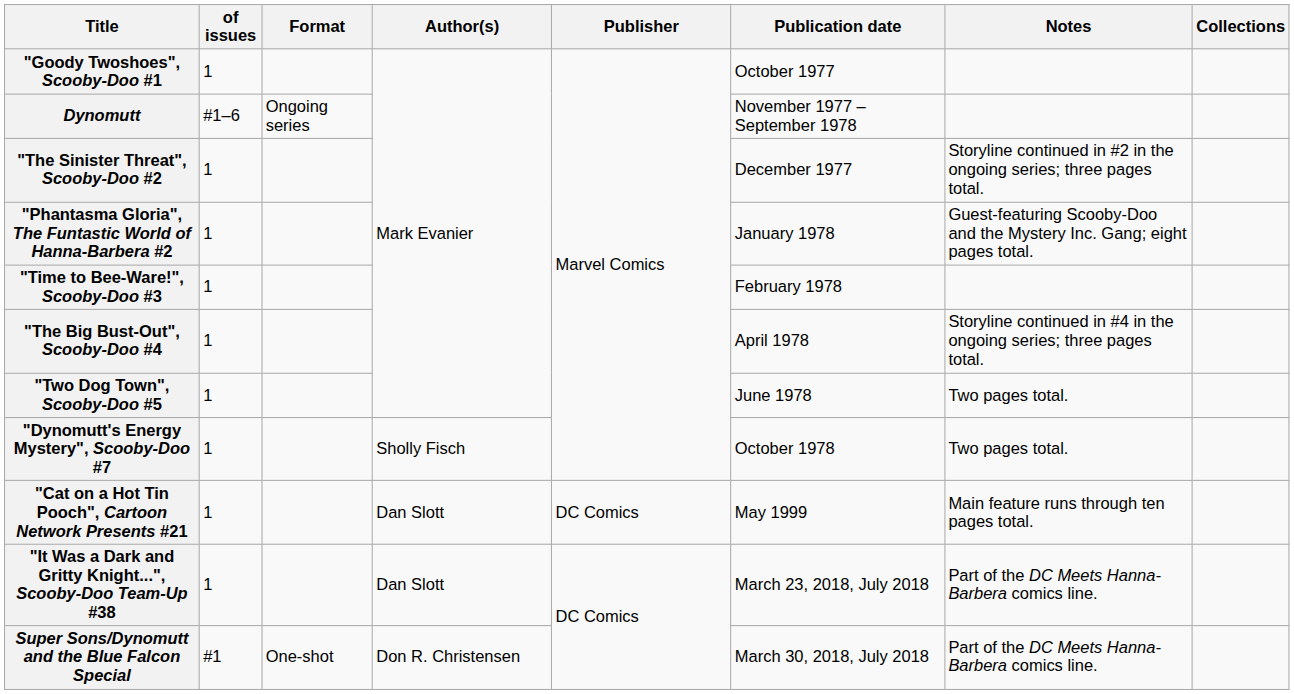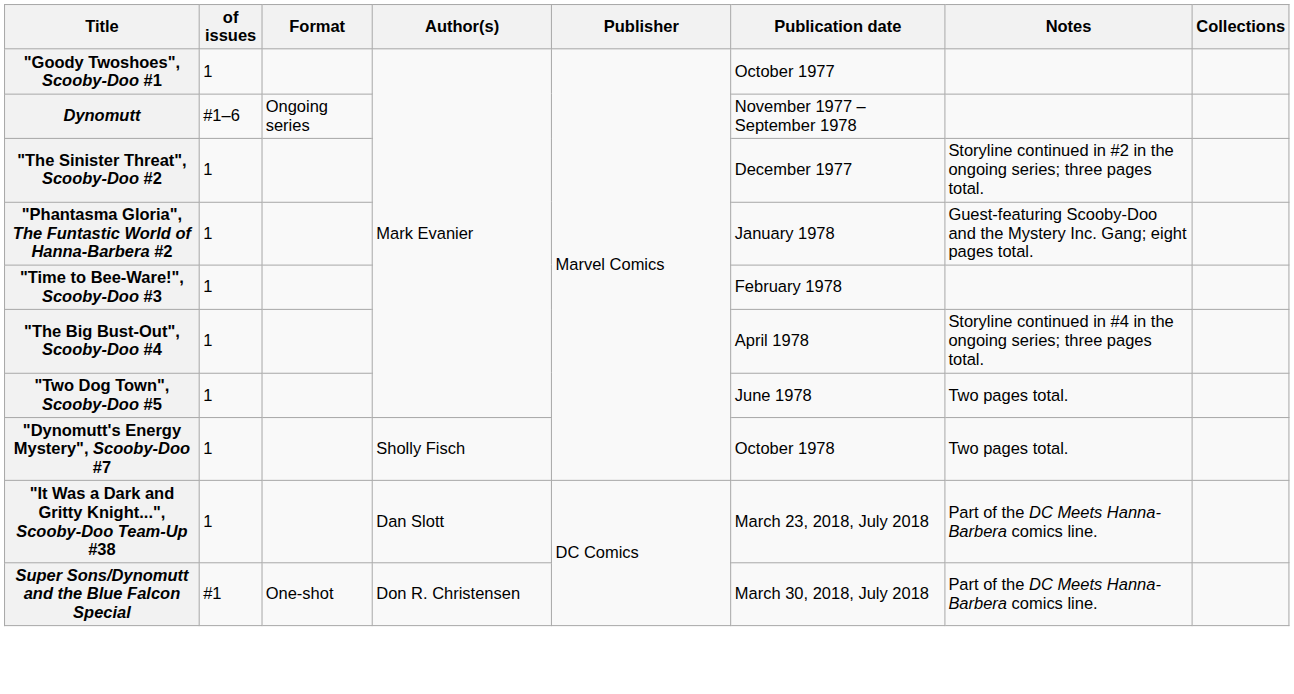- row: (102, 512)
